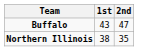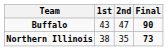+ column: (148, 11)
